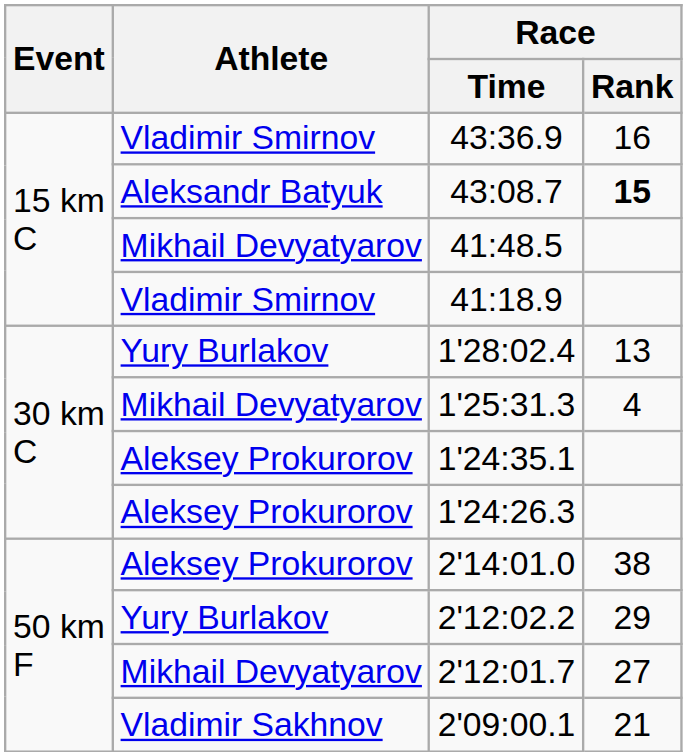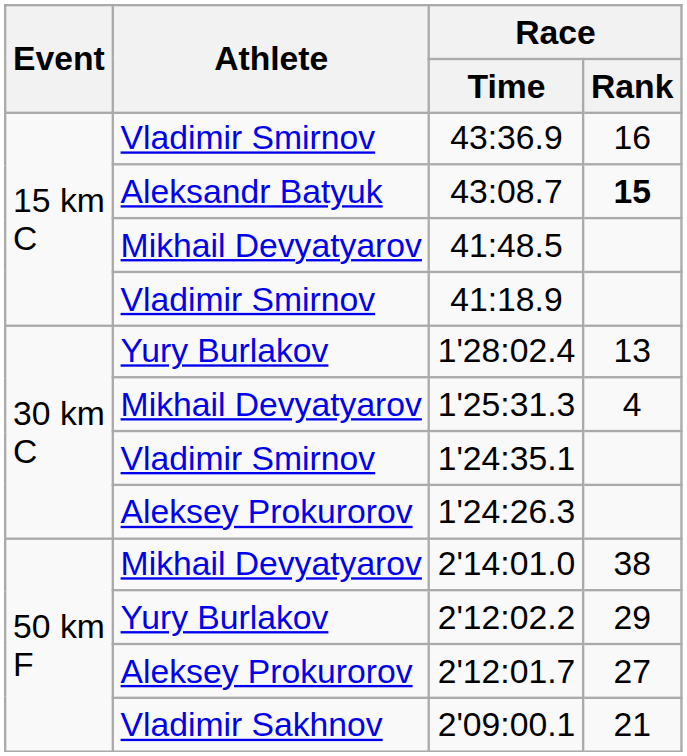(267, 458) Aleksey Prokurorov -> (248, 458) Vladimir Smirnov
(267, 565) Aleksey Prokurorov -> (271, 565) Mikhail Devyatyarov
(271, 671) Mikhail Devyatyarov -> (267, 671) Aleksey Prokurorov
